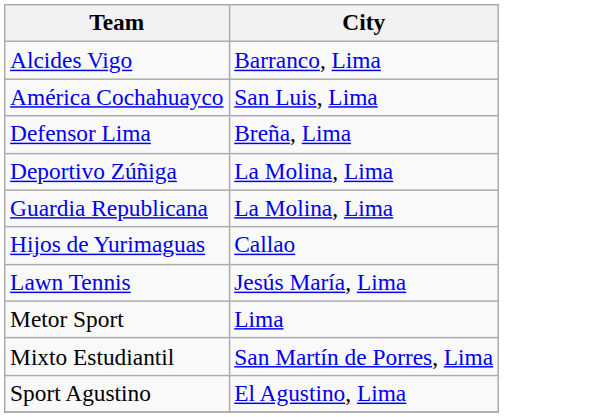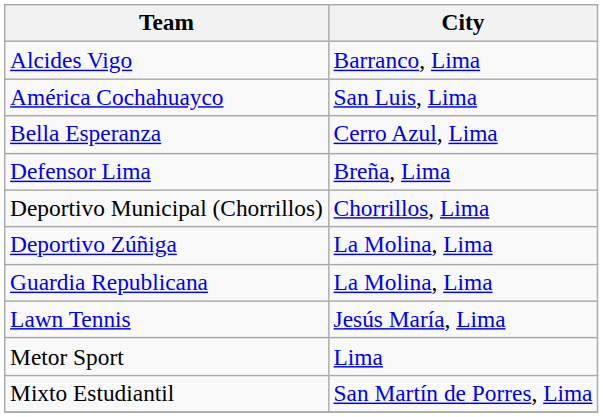+ row: (86, 134)
+ row: (166, 208)
- row: (108, 245)
- row: (81, 393)
